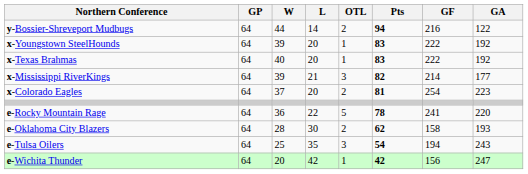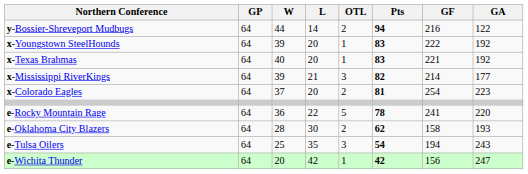(433, 60) 222 -> (433, 60) 221
